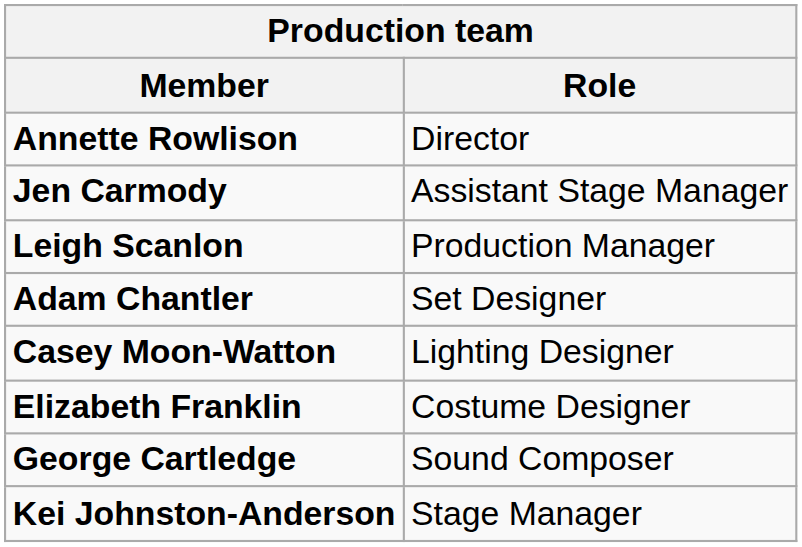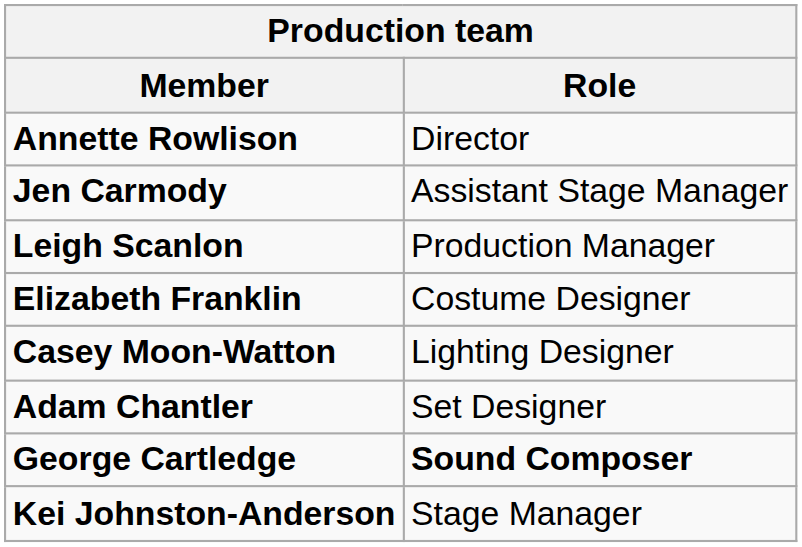rows swapped: (133, 298) <-> (157, 406)
(542, 459) normal -> (552, 459) bold
